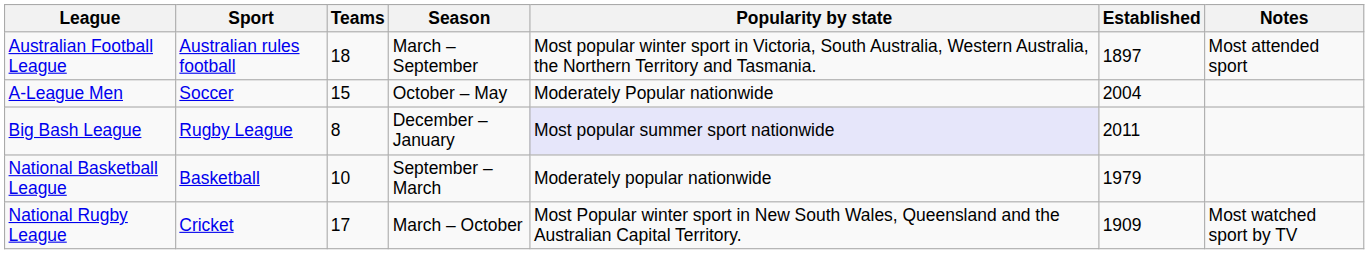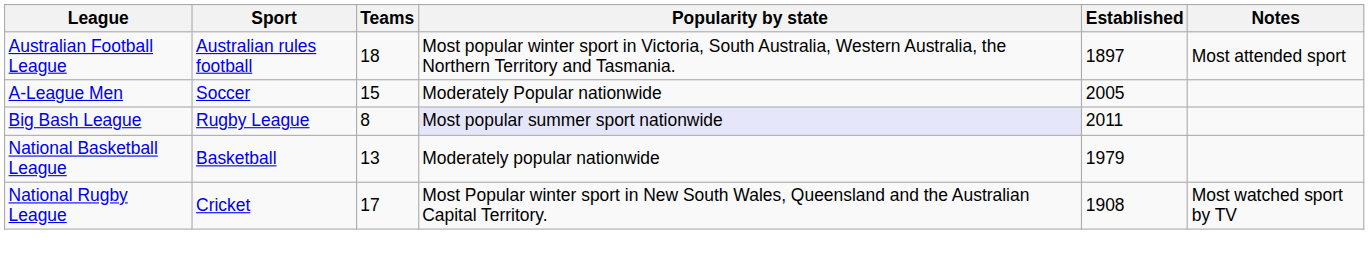- column: (459, 18)
(1122, 93) 2004 -> (1105, 93) 2005
(340, 178) 10 -> (370, 158) 13
(1122, 225) 1909 -> (1105, 205) 1908
